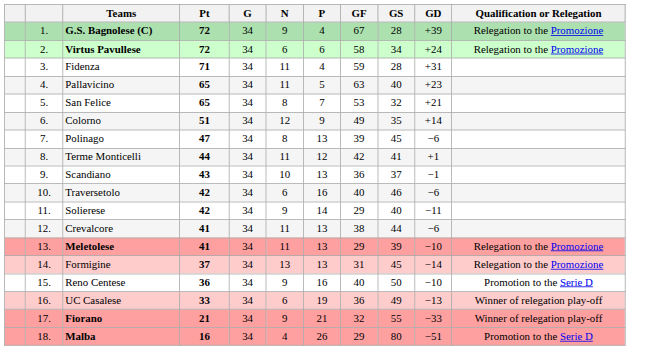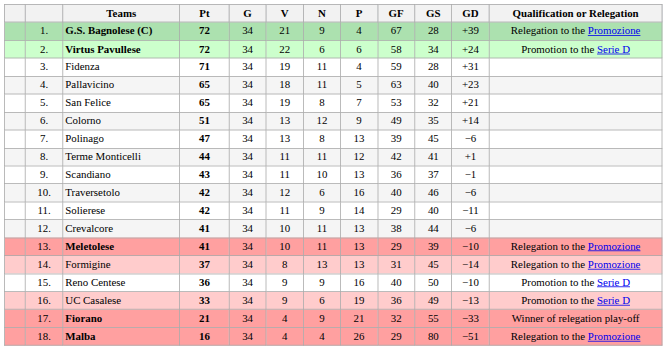+ column: (285, 13)
(538, 48) Relegation to the Promozione -> (576, 48) Promotion to the Serie D
(538, 300) Winner of relegation play-off -> (576, 300) Promotion to the Serie D
(538, 336) Promotion to the Serie D -> (576, 336) Relegation to the Promozione
